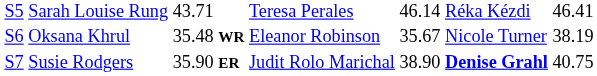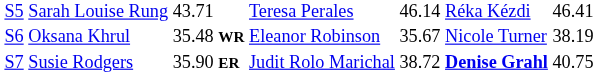(420, 61) 38.90 -> (420, 61) 38.72
